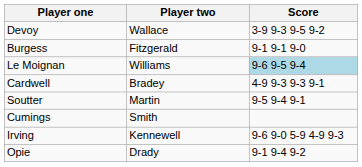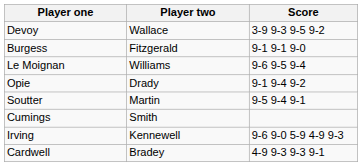(279, 65) lightblue background -> (279, 65) no background
rows swapped: (28, 83) <-> (19, 153)
